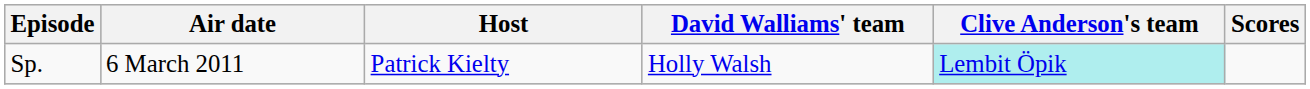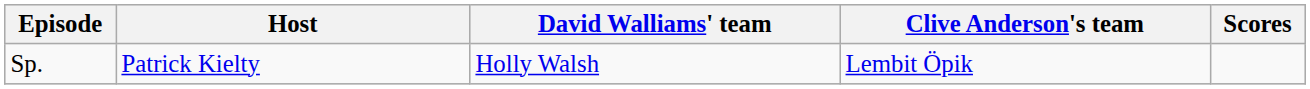- column: (233, 24)
(1003, 63) paleturquoise background -> (909, 63) no background
